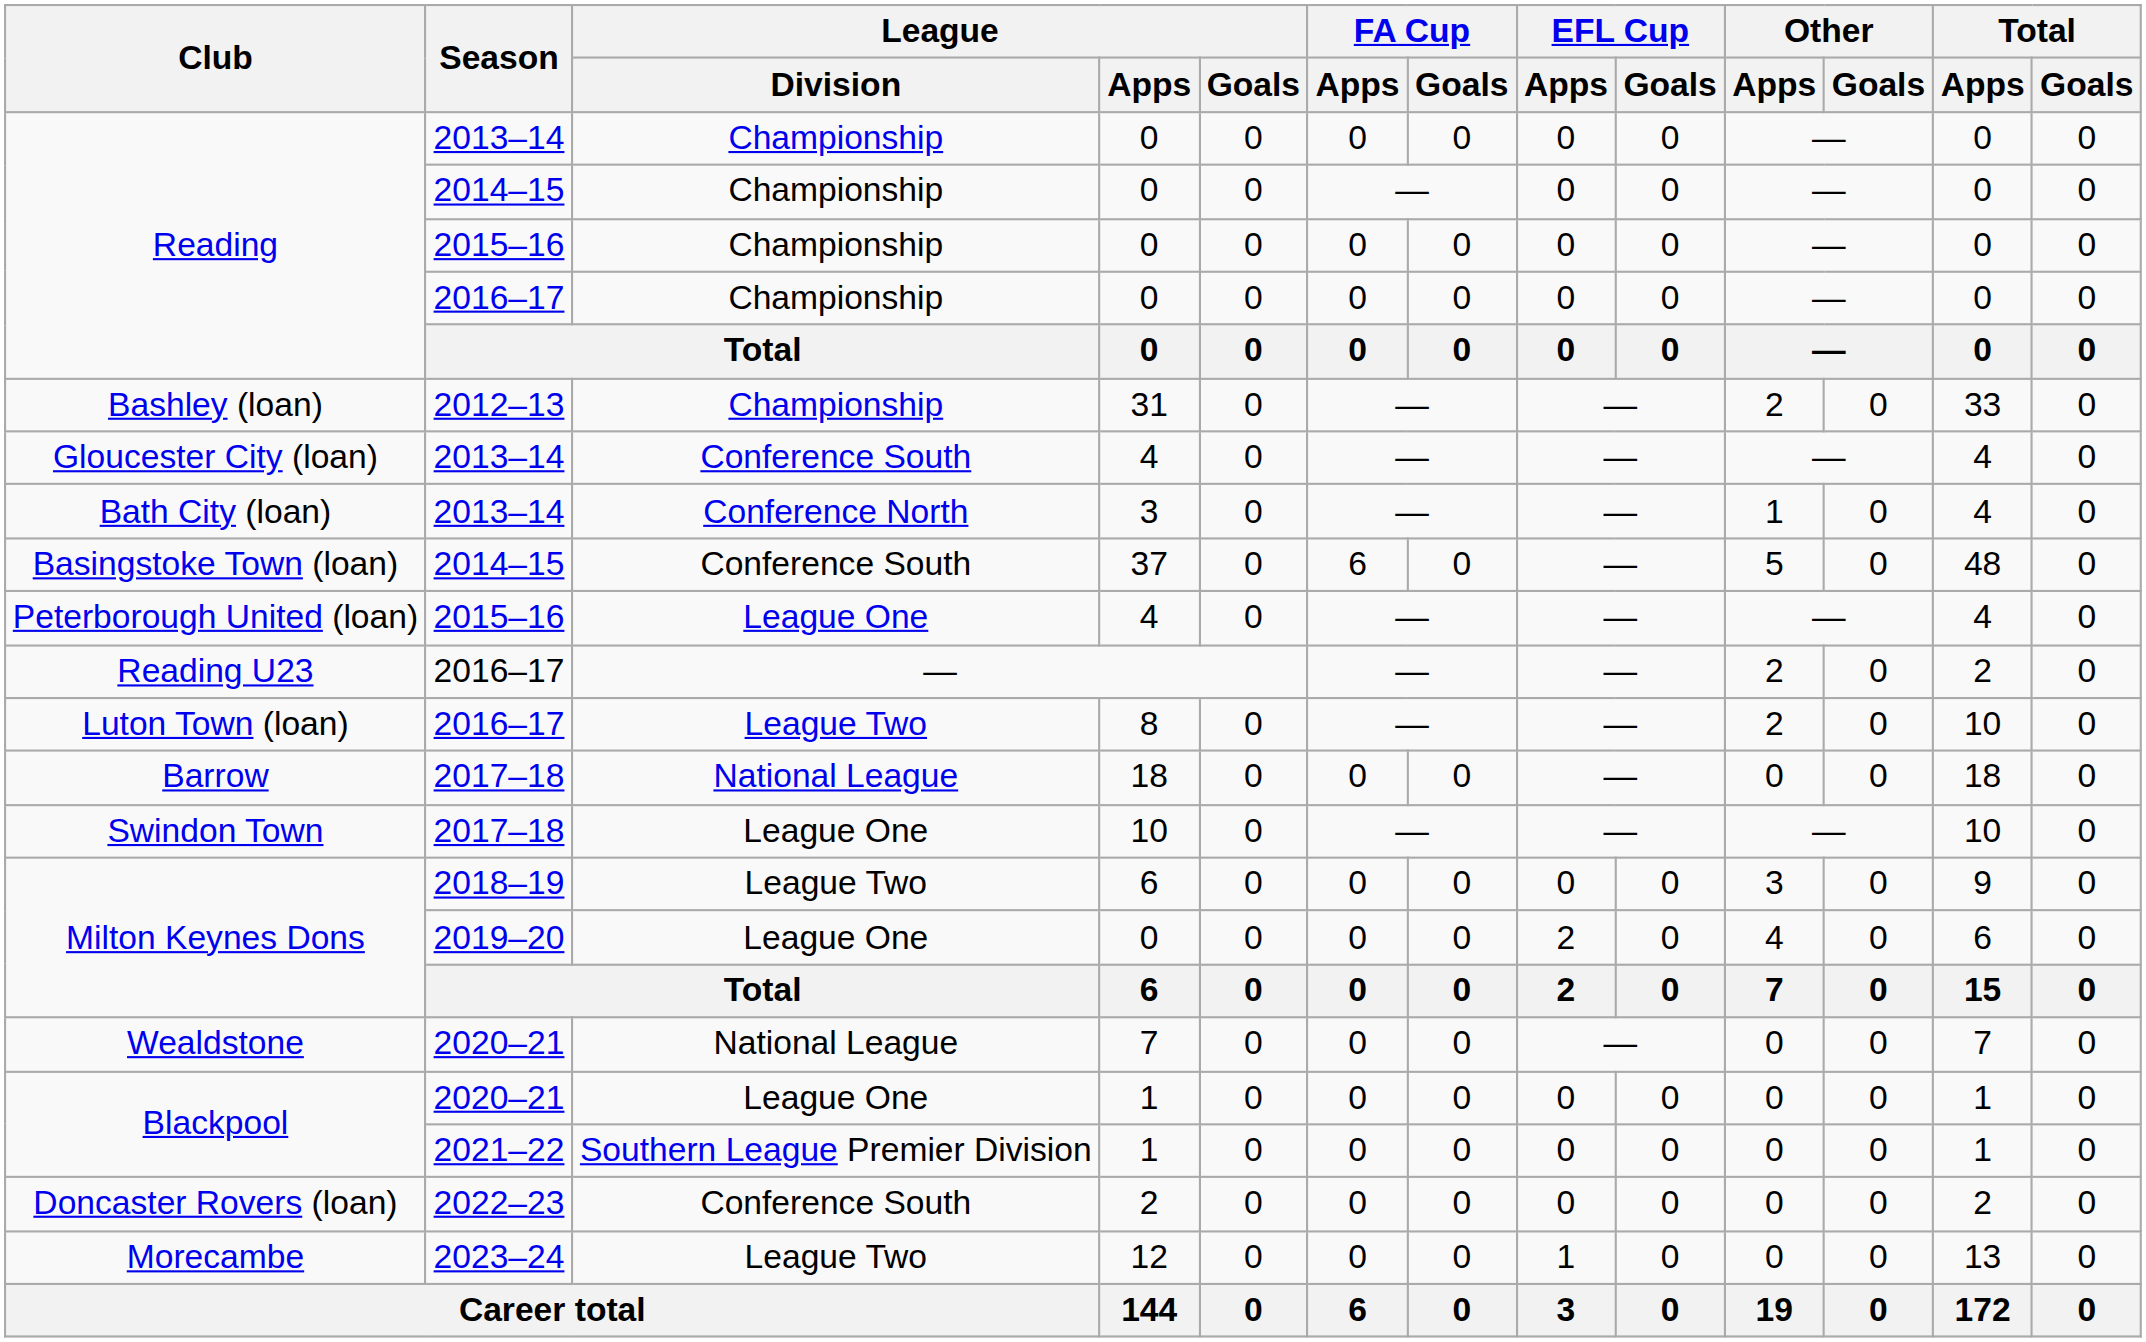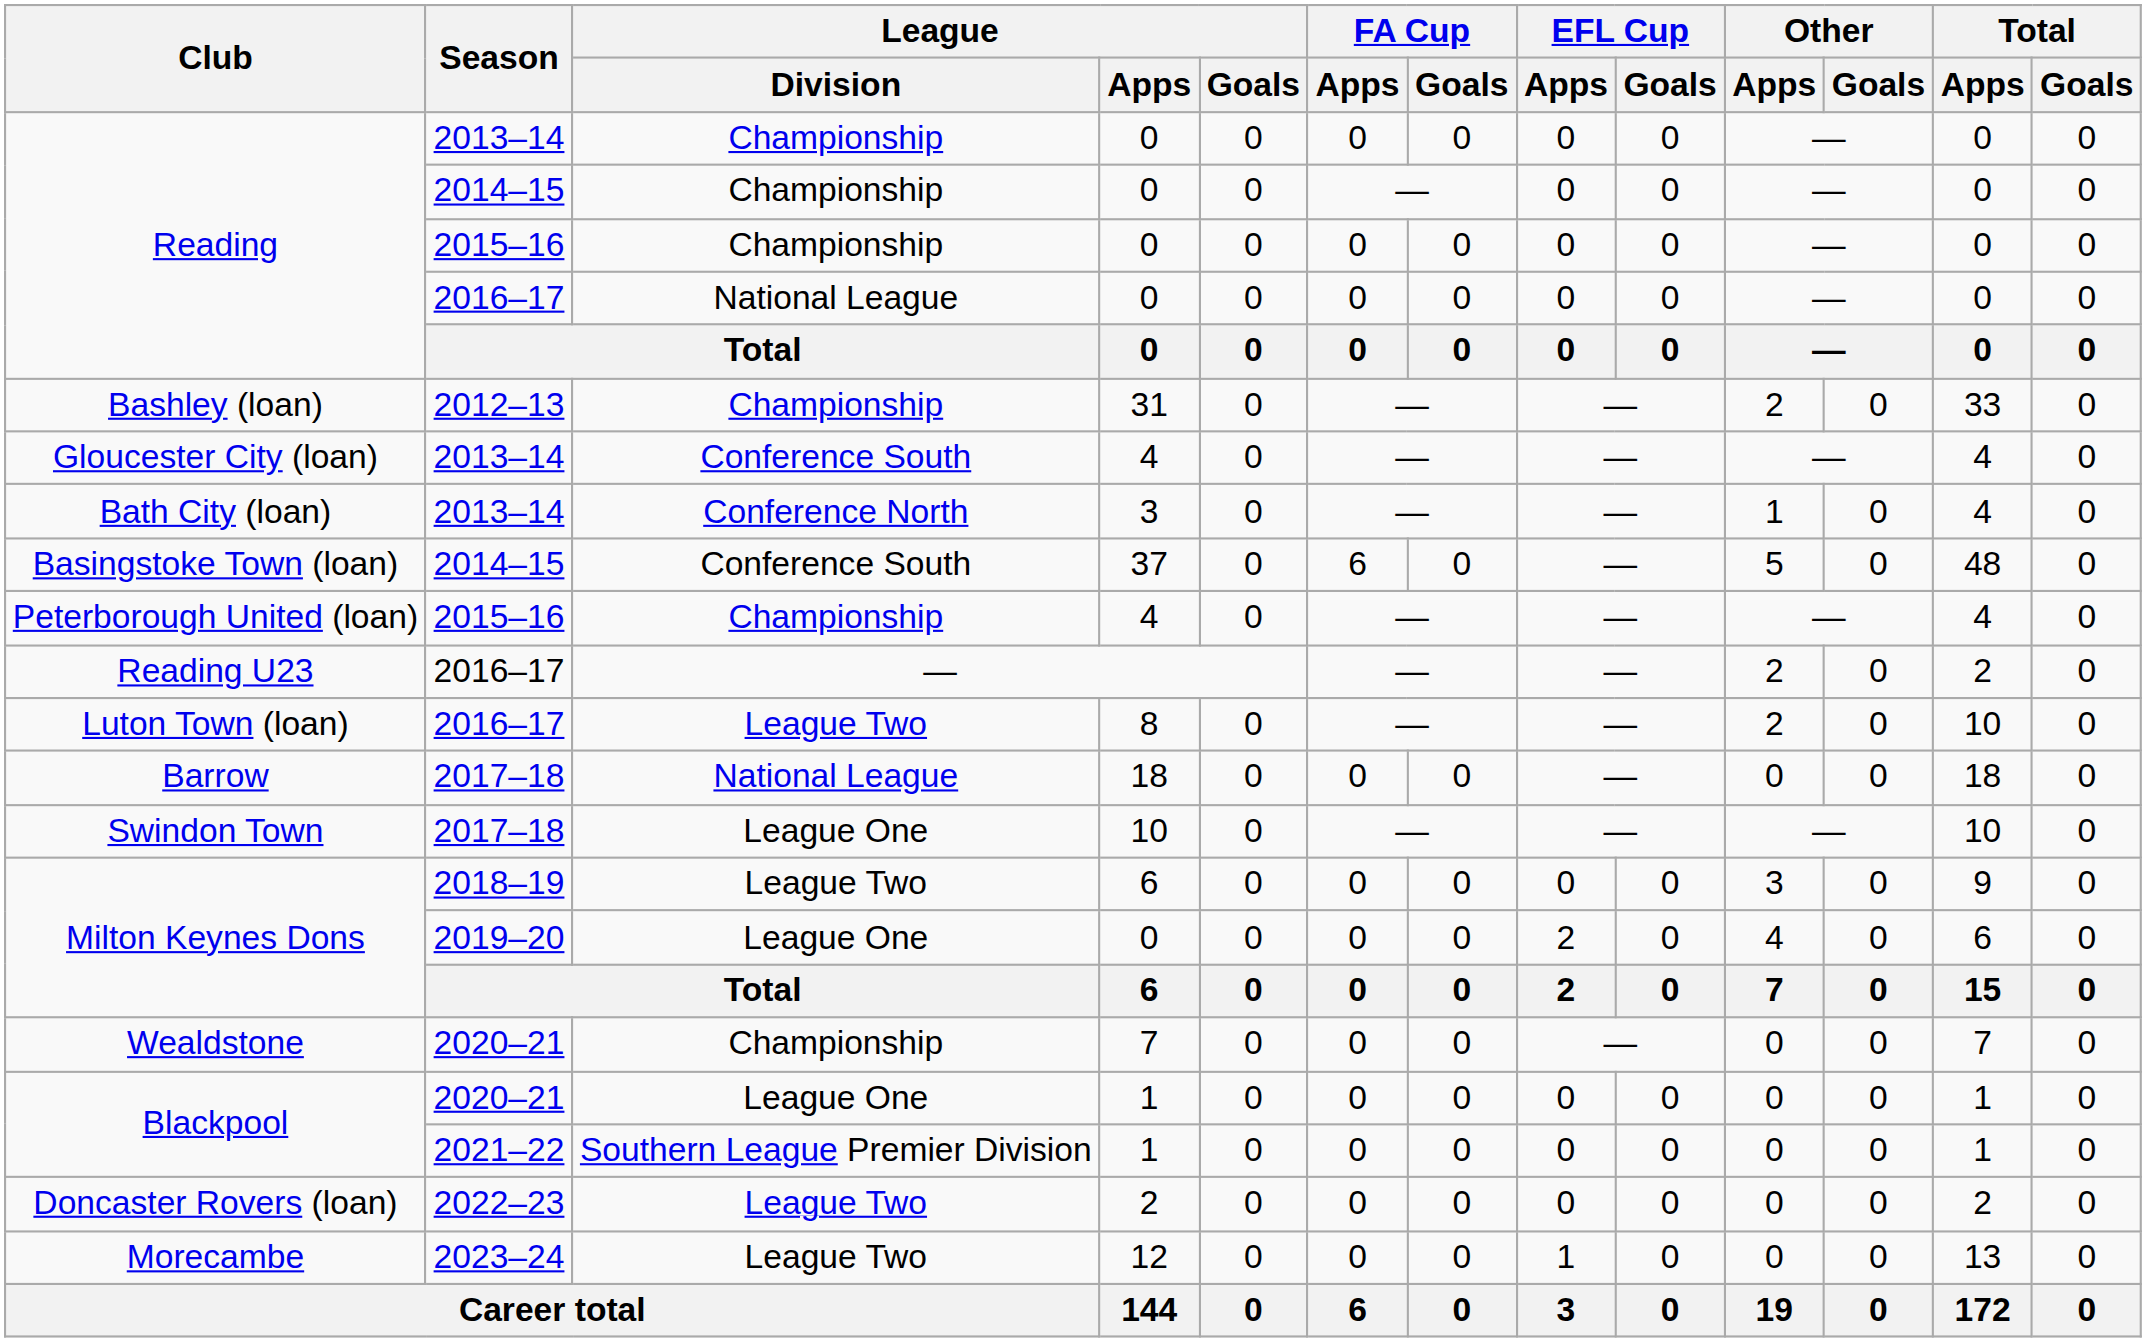(836, 297) Championship -> (836, 297) National League
(836, 617) League One -> (836, 617) Championship
(836, 1043) National League -> (836, 1043) Championship
(836, 1203) Conference South -> (836, 1203) League Two
